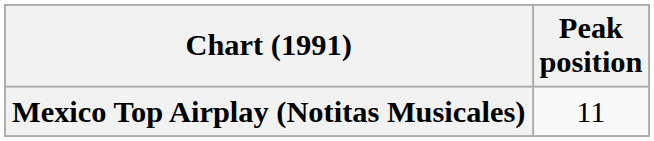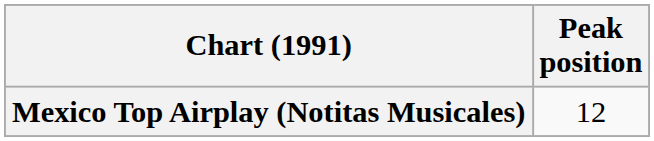(591, 111) 11 -> (591, 111) 12
